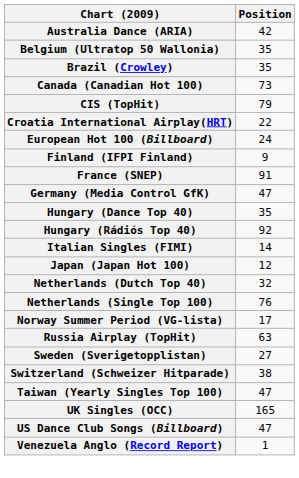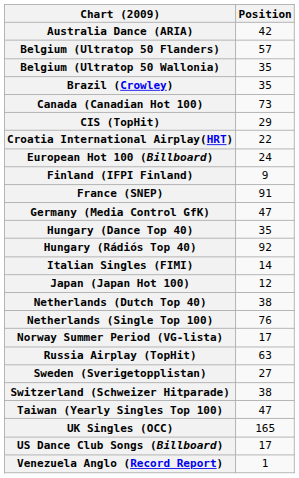+ row: (120, 49)
(265, 103) 79 -> (265, 121) 29
(265, 284) 32 -> (265, 302) 38
(265, 428) 47 -> (265, 446) 17
